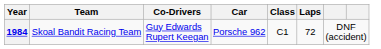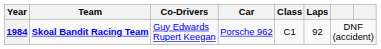(86, 32) normal -> (90, 32) bold
(310, 32) 72 -> (317, 32) 92
